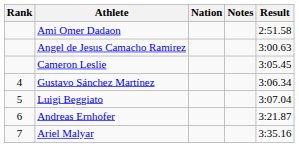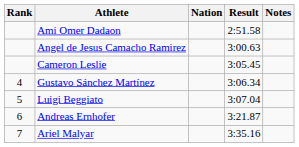columns swapped: (275, 13) <-> (240, 13)
